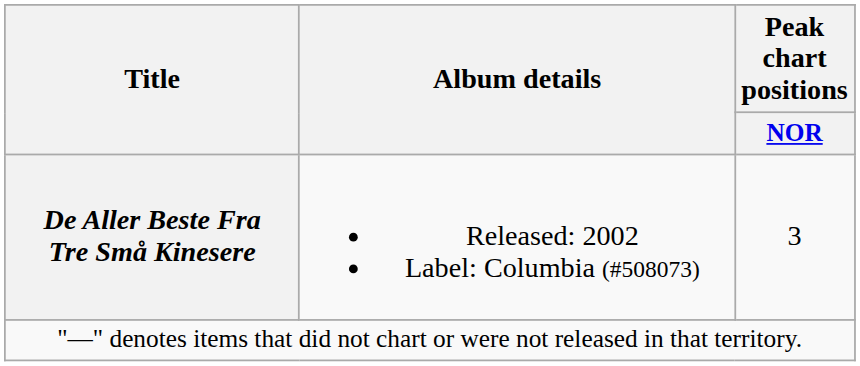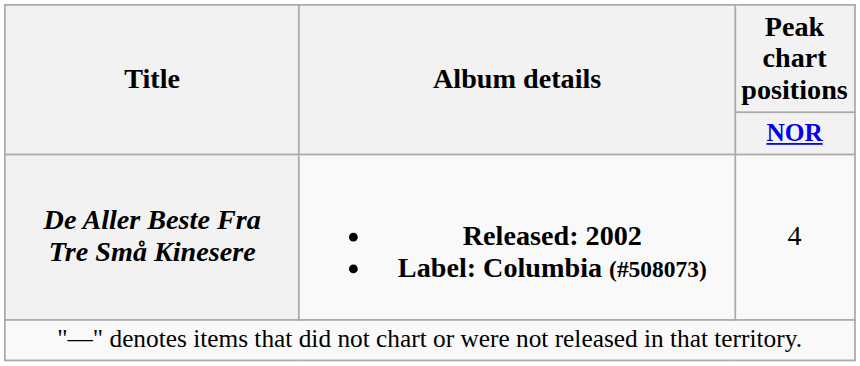(517, 253) normal -> (517, 253) bold
(795, 236) 3 -> (795, 236) 4
